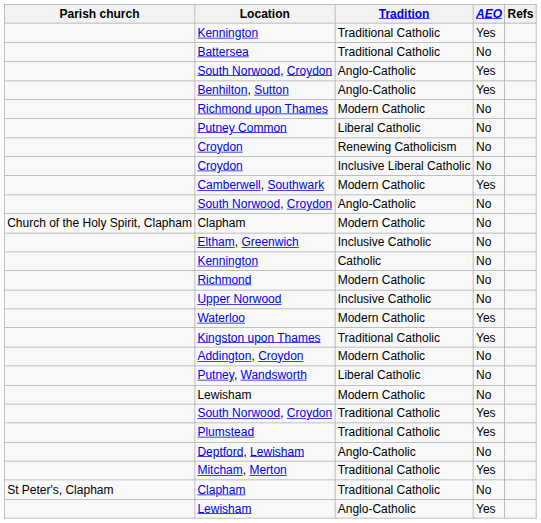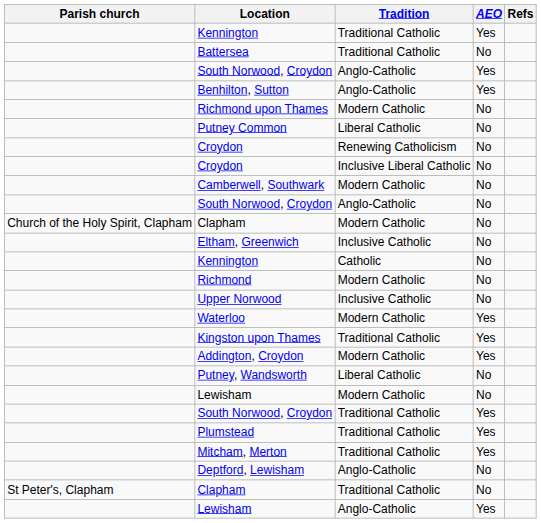(486, 185) Yes -> (484, 185) No
(484, 356) No -> (486, 356) Yes
rows swapped: (242, 470) <-> (251, 451)
